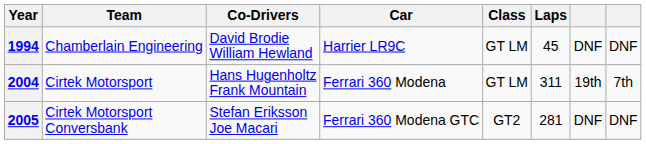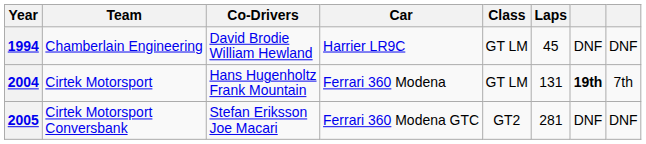(551, 83) 311 -> (551, 83) 131
(588, 83) normal -> (588, 83) bold
